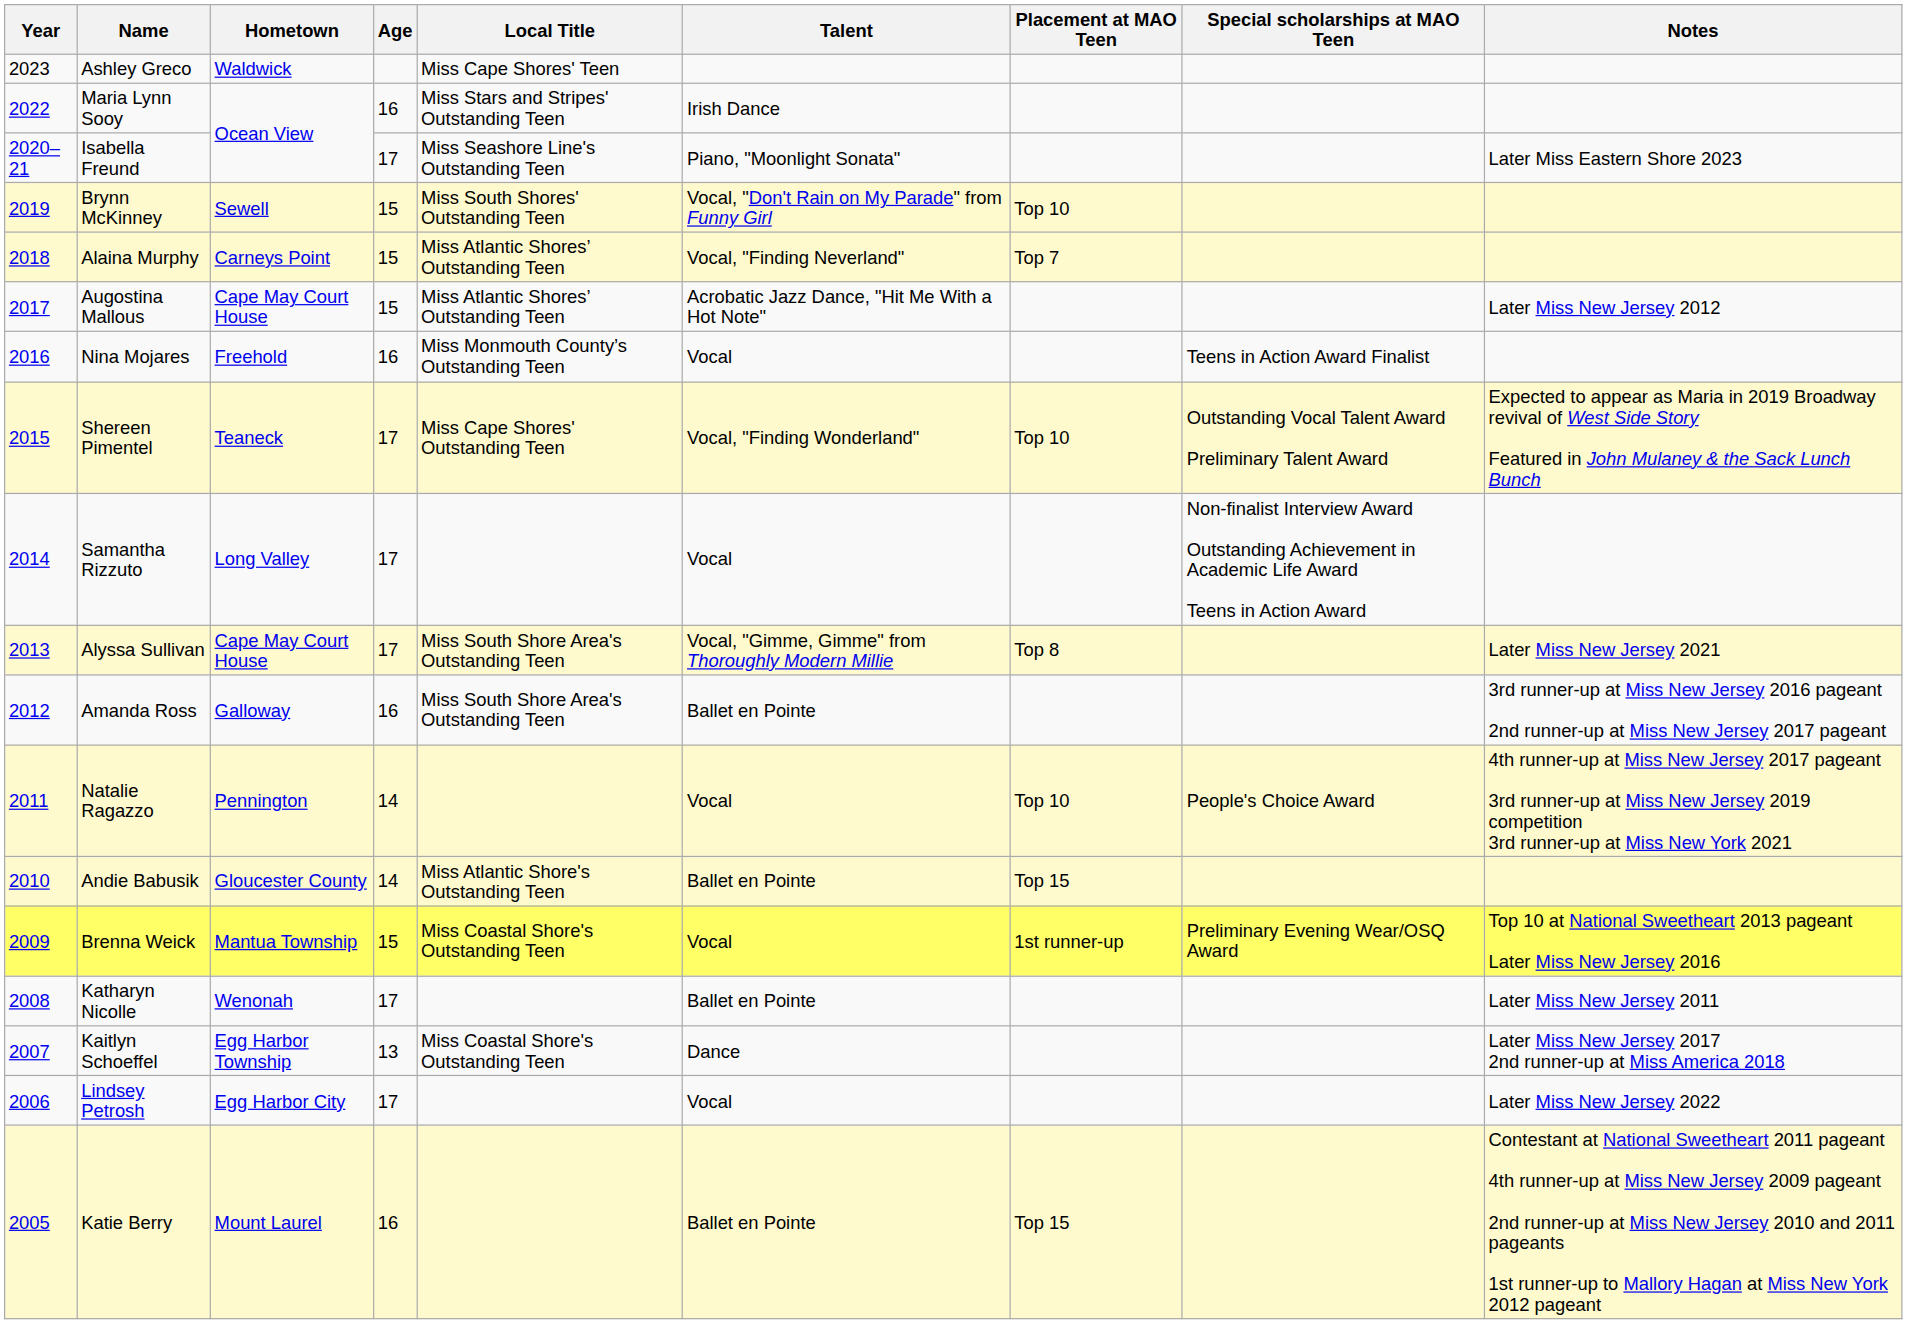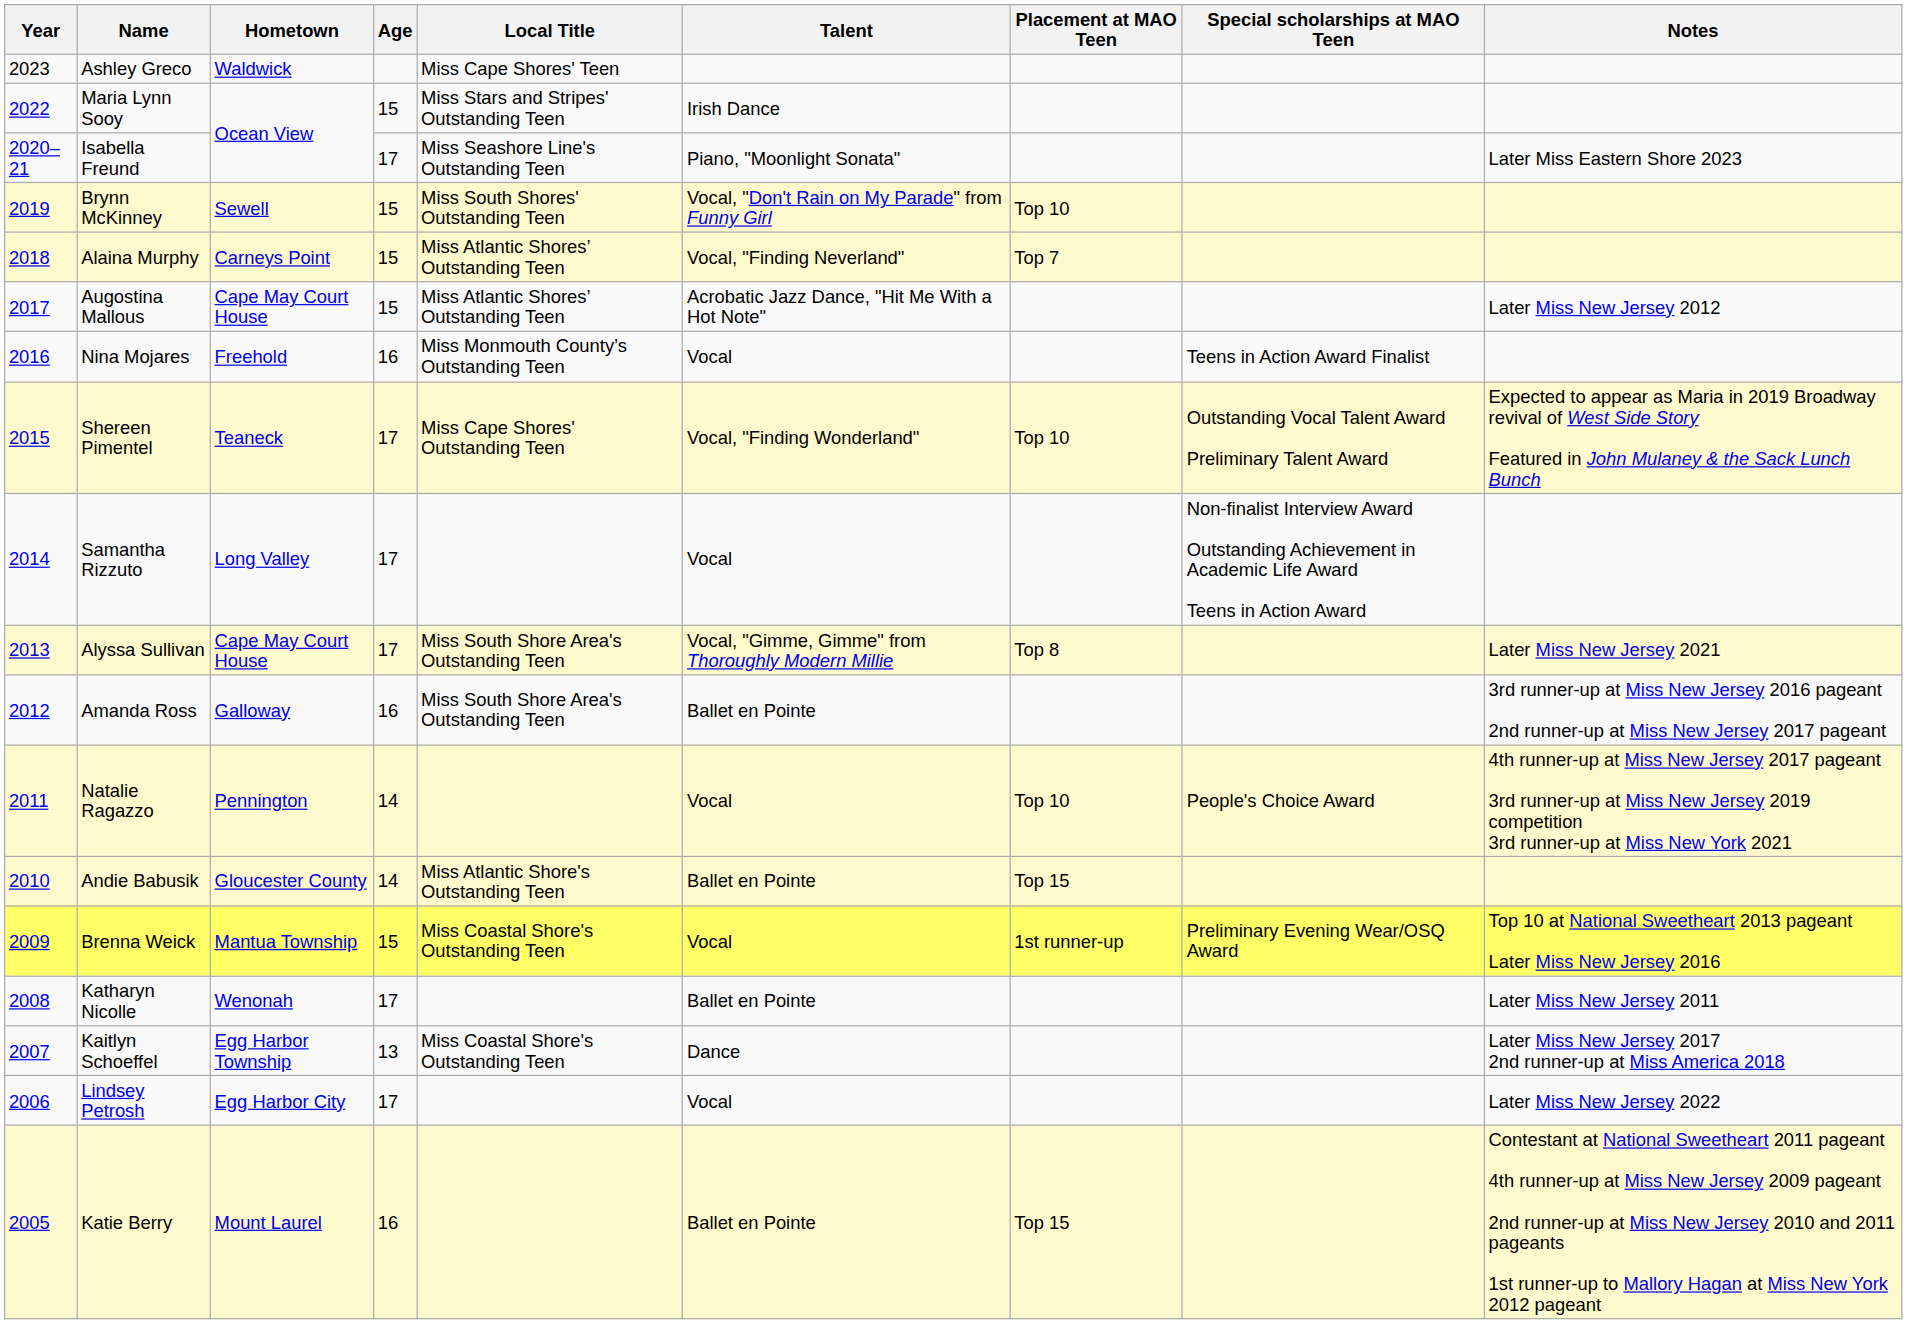(388, 108) 16 -> (388, 108) 15
